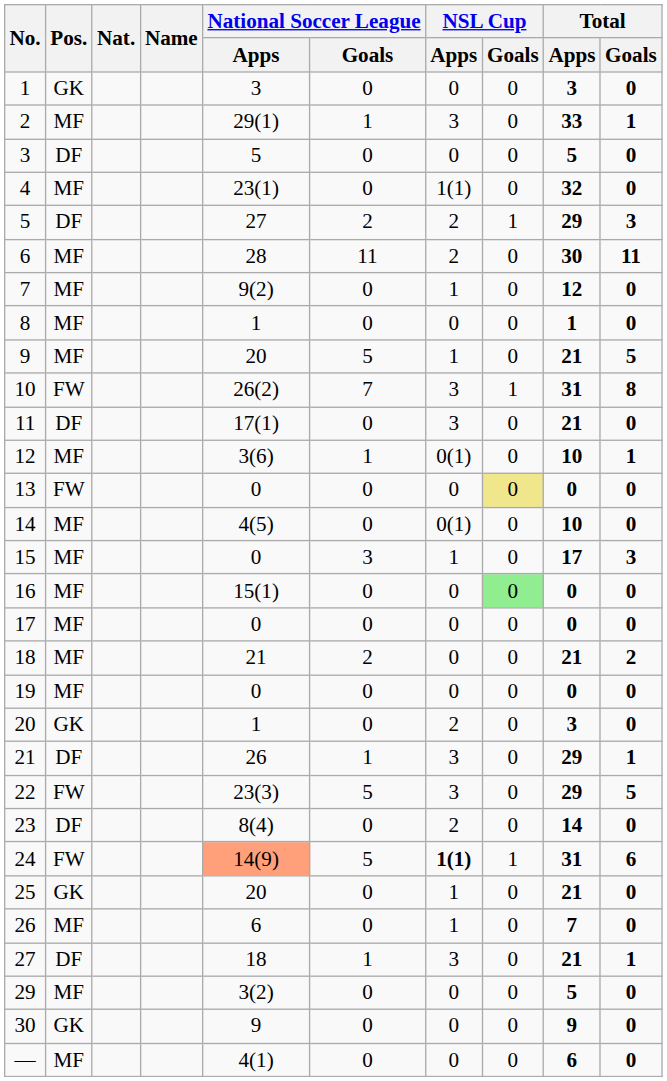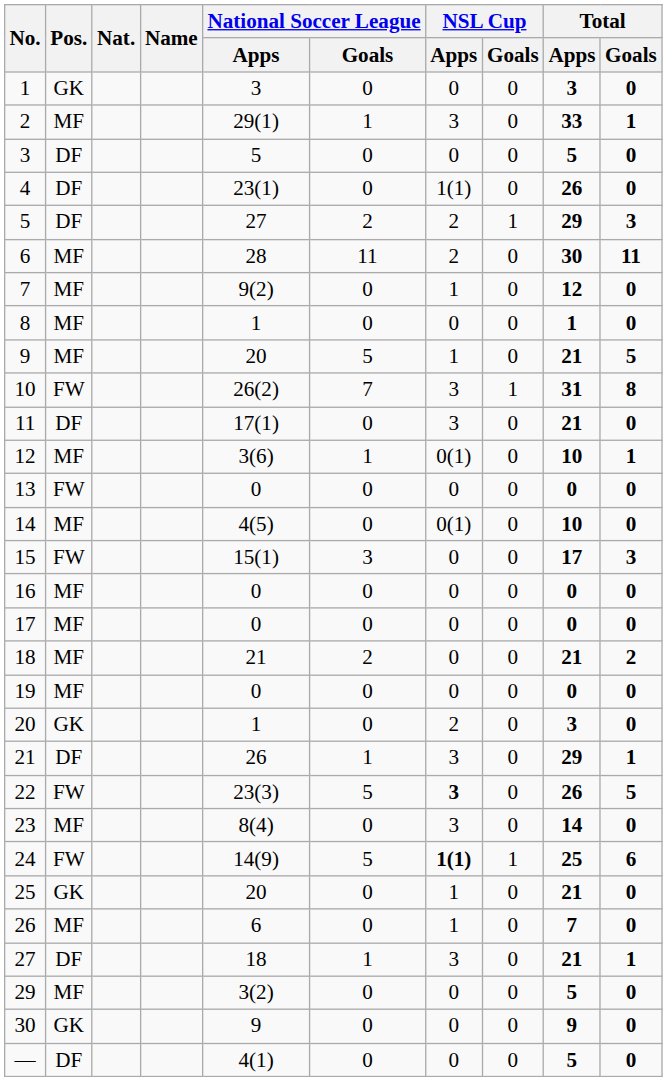(69, 188) MF -> (69, 188) DF
(572, 188) 32 -> (572, 188) 26
(513, 490) khaki background -> (513, 490) no background
(69, 557) MF -> (69, 557) FW
(256, 557) 0 -> (256, 557) 15(1)
(454, 557) 1 -> (454, 557) 0
(256, 590) 15(1) -> (256, 590) 0
(513, 590) lightgreen background -> (513, 590) no background
(454, 791) normal -> (454, 791) bold
(572, 791) 29 -> (572, 791) 26
(69, 825) DF -> (69, 825) MF
(454, 825) 2 -> (454, 825) 3
(256, 858) lightsalmon background -> (256, 858) no background
(572, 858) 31 -> (572, 858) 25
(69, 1059) MF -> (69, 1059) DF
(572, 1059) 6 -> (572, 1059) 5
